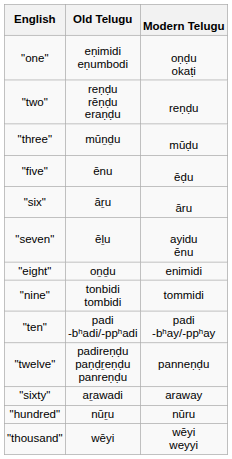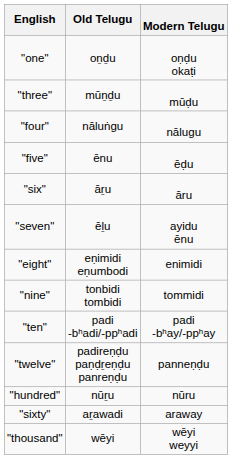(103, 57) eṇimidi eṇumbodi -> (103, 57) oṉḏu
- row: (35, 102)
+ row: (35, 126)
(103, 271) oṉḏu -> (103, 264) eṇimidi eṇumbodi
rows swapped: (35, 396) <-> (35, 414)
